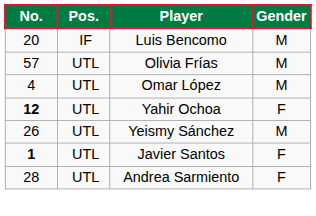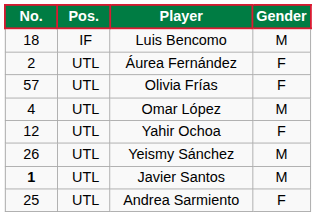(31, 40) 20 -> (31, 40) 18
+ row: (181, 63)
(281, 63) M -> (281, 86) F
(31, 109) bold -> (31, 131) normal
(281, 154) F -> (281, 177) M
(31, 177) 28 -> (31, 200) 25
